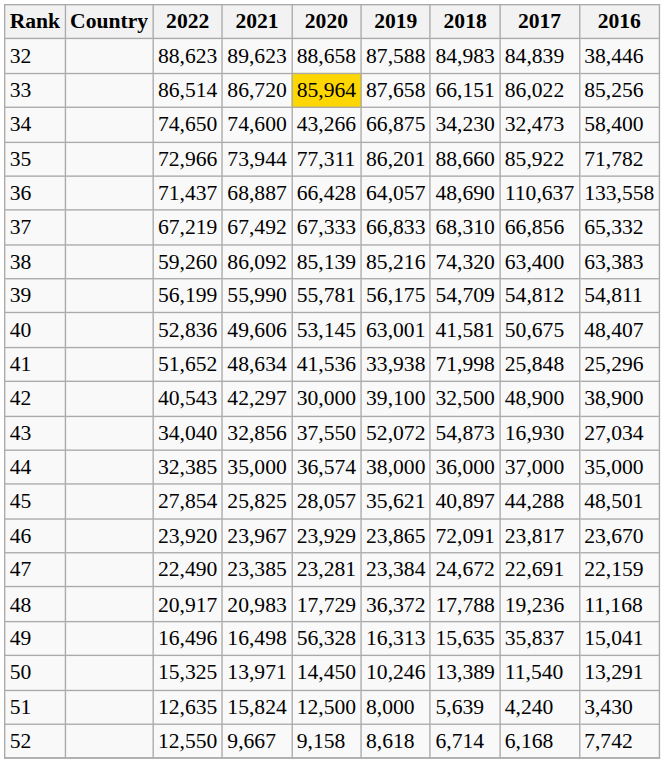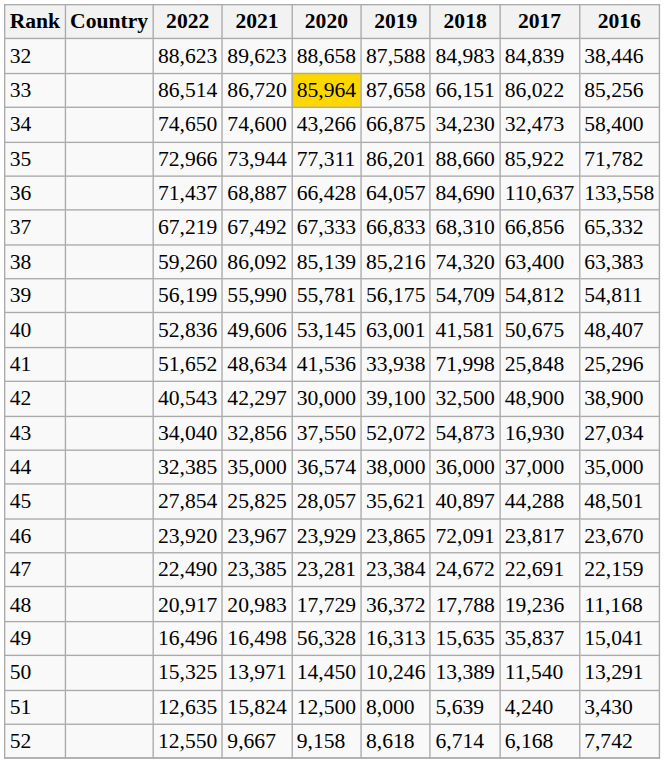(465, 192) 48,690 -> (465, 192) 84,690
